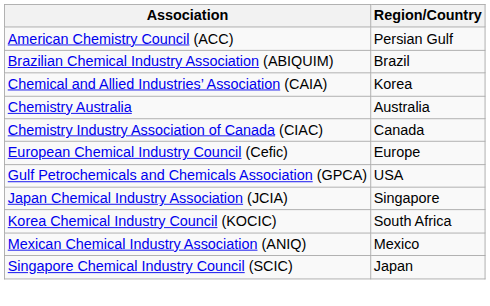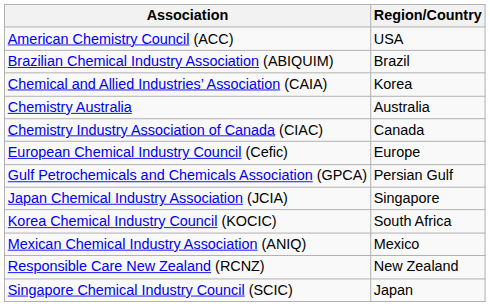(413, 38) Persian Gulf -> (389, 38) USA
(389, 175) USA -> (413, 175) Persian Gulf
+ row: (136, 267)
